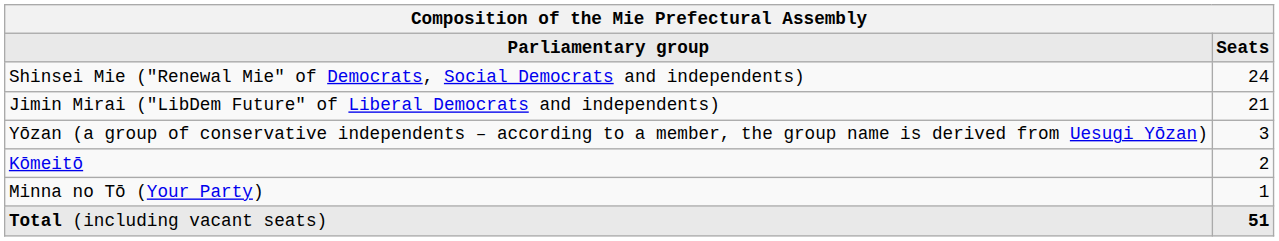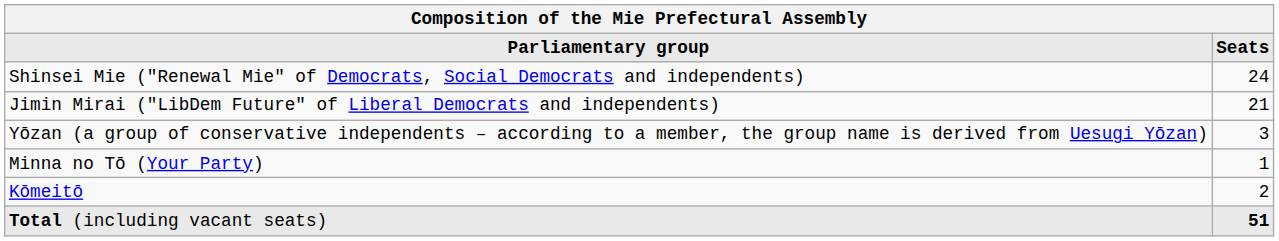rows swapped: (46, 163) <-> (136, 192)
